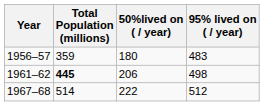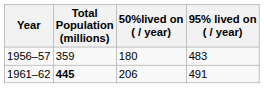(198, 74) 498 -> (198, 74) 491
- row: (29, 91)
